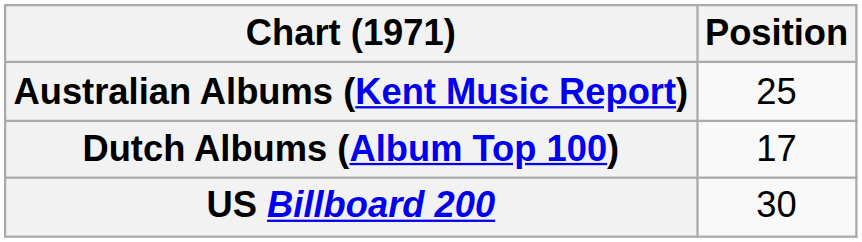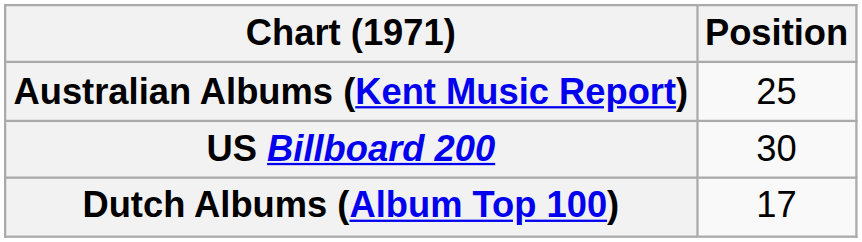rows swapped: (351, 148) <-> (351, 206)
